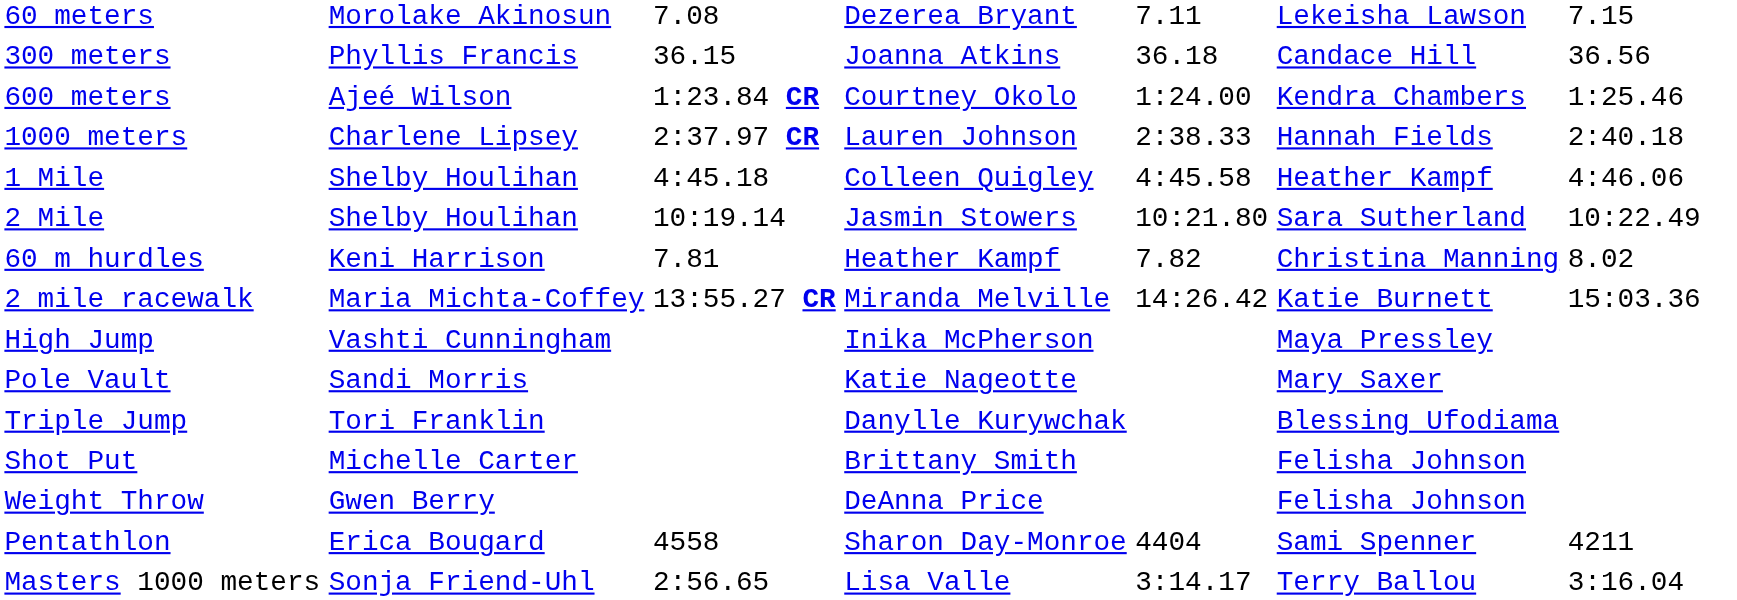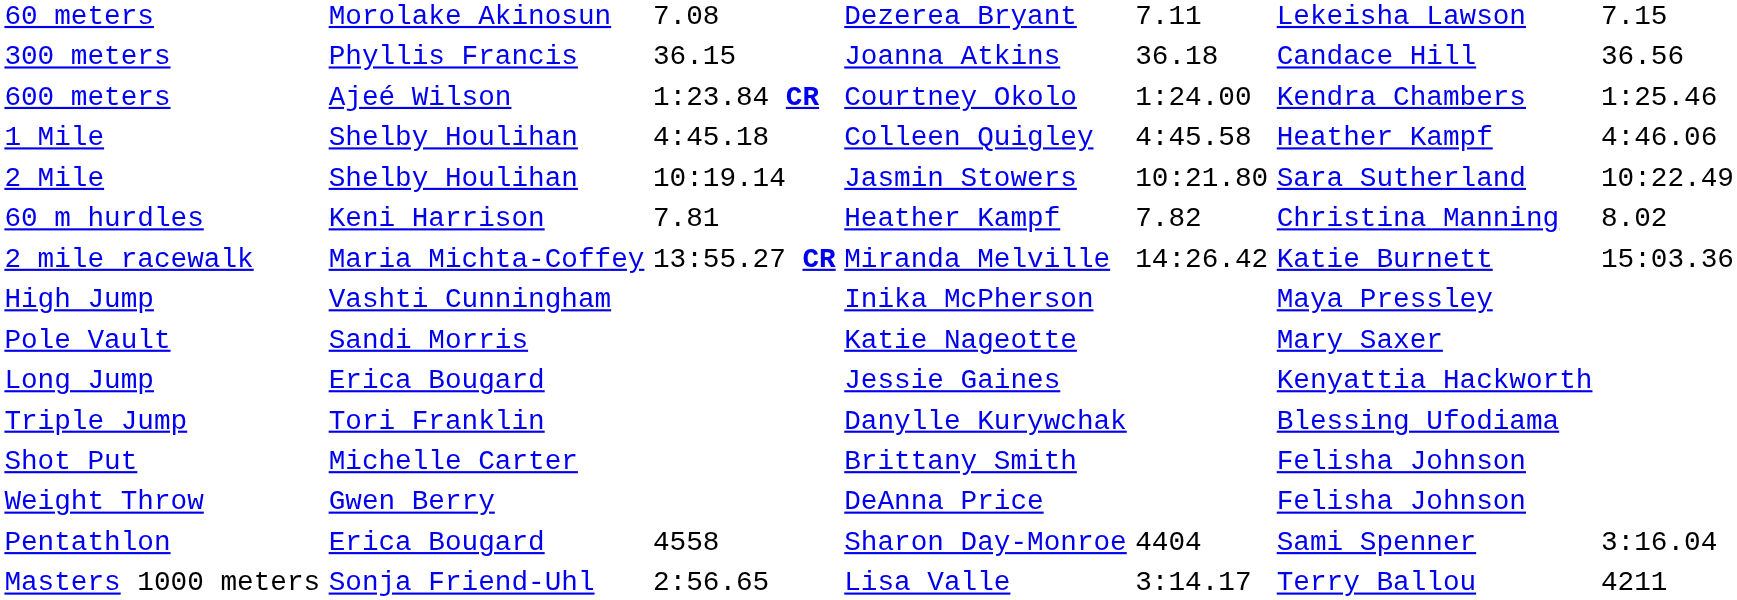- row: (96, 138)
+ row: (79, 381)
(1601, 542) 4211 -> (1659, 542) 3:16.04
(1626, 583) 3:16.04 -> (1634, 583) 4211
